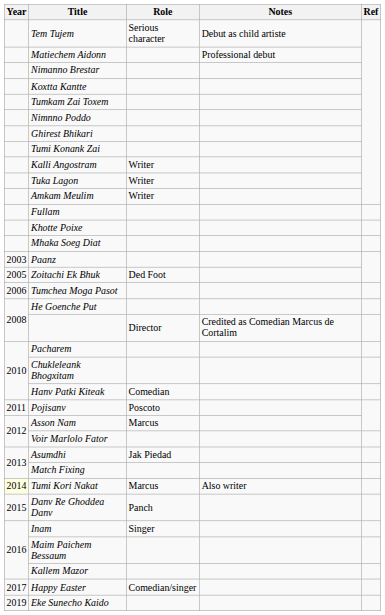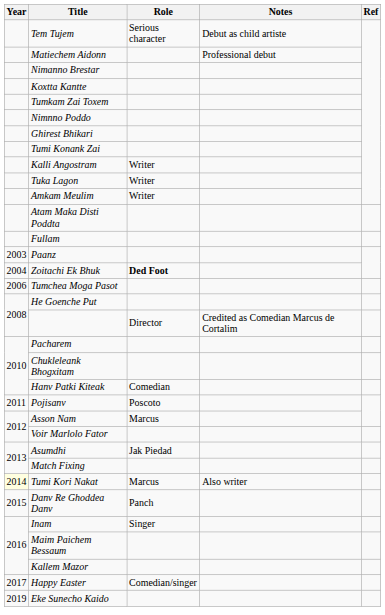+ row: (65, 217)
- row: (57, 228)
- row: (66, 243)
(17, 275) 2005 -> (17, 270) 2004
(147, 275) normal -> (149, 270) bold
